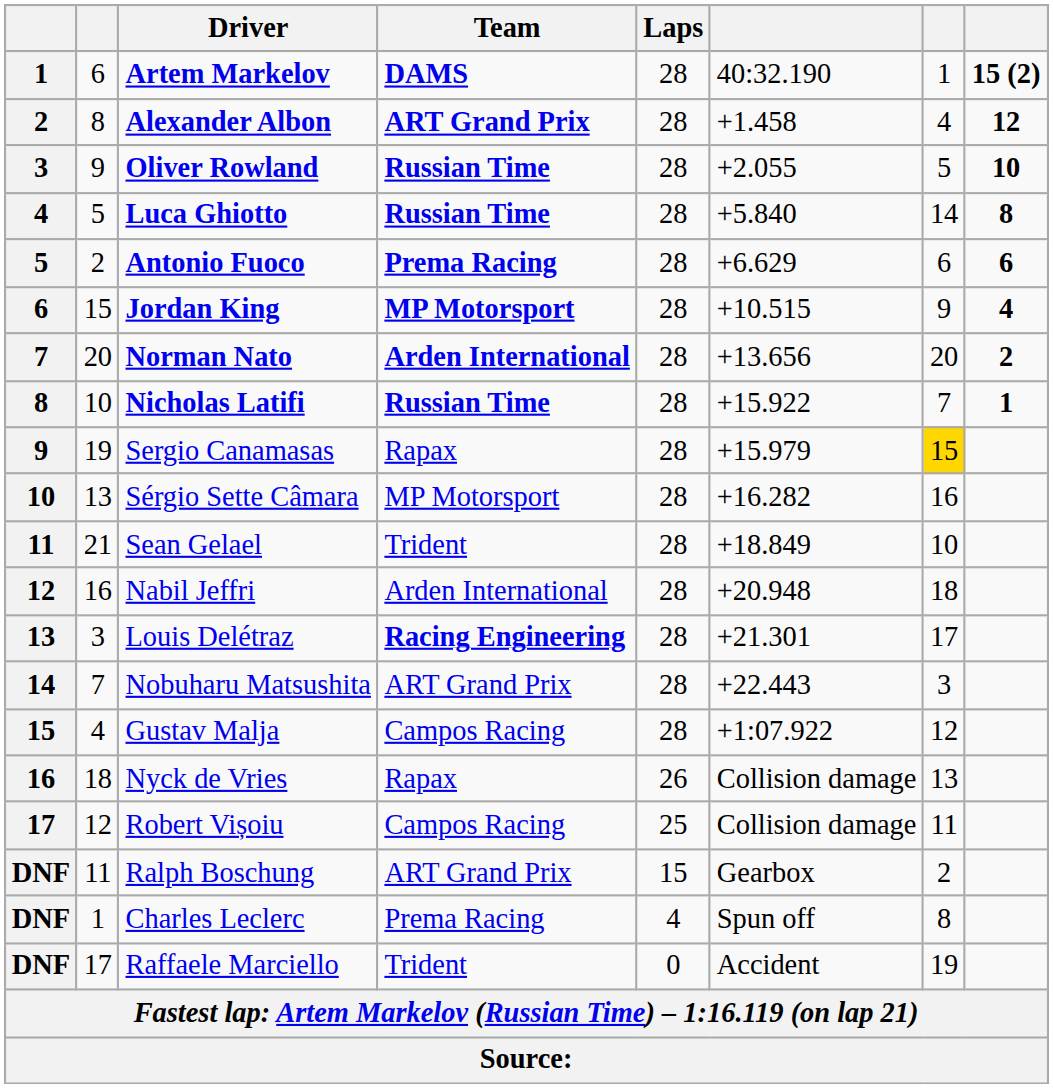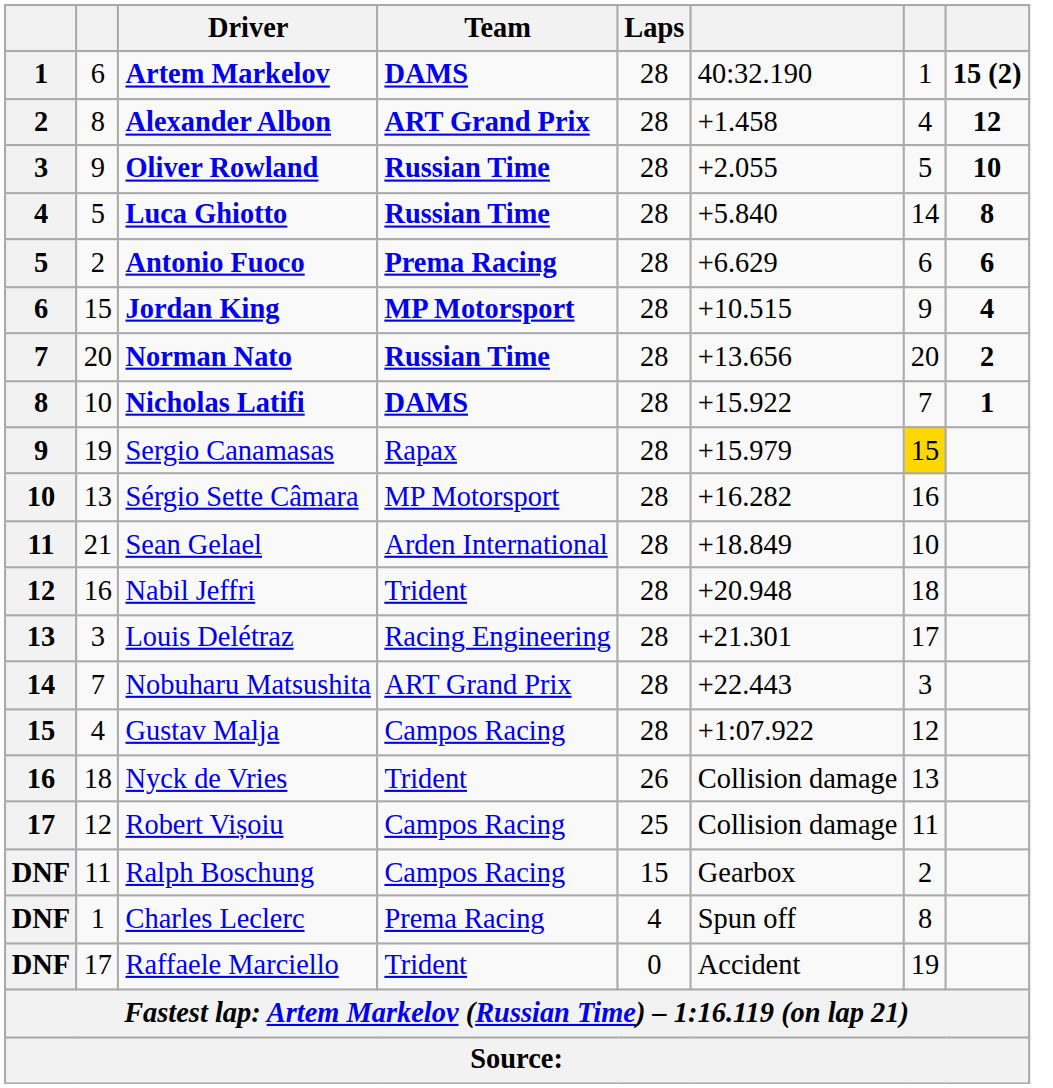(507, 355) Arden International -> (467, 355) Russian Time
(467, 402) Russian Time -> (426, 402) DAMS
(426, 543) Trident -> (496, 543) Arden International
(496, 590) Arden International -> (426, 590) Trident
(505, 637) bold -> (498, 637) normal
(421, 777) Rapax -> (426, 777) Trident
(478, 871) ART Grand Prix -> (475, 871) Campos Racing
